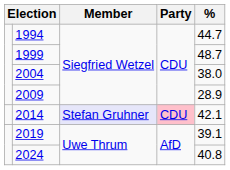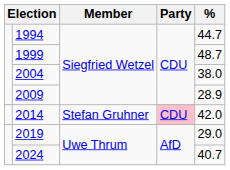(106, 114) lavender background -> (106, 114) no background
(210, 114) 42.1 -> (210, 114) 42.0
(210, 134) 39.1 -> (210, 134) 29.0
(210, 154) 40.8 -> (210, 154) 40.7
